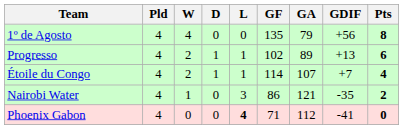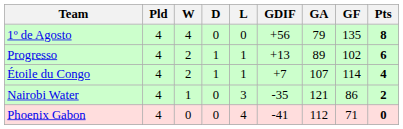columns swapped: (274, 14) <-> (345, 14)
(243, 114) bold -> (243, 114) normal
